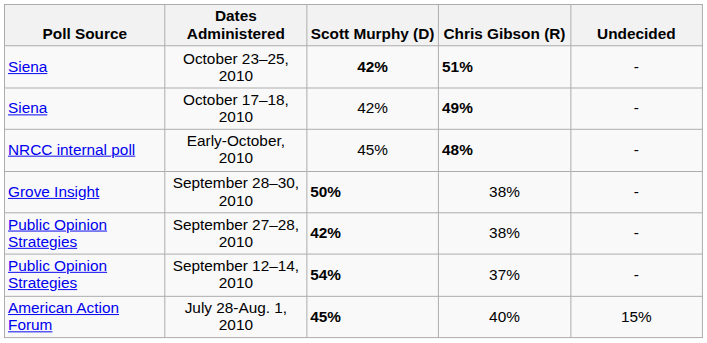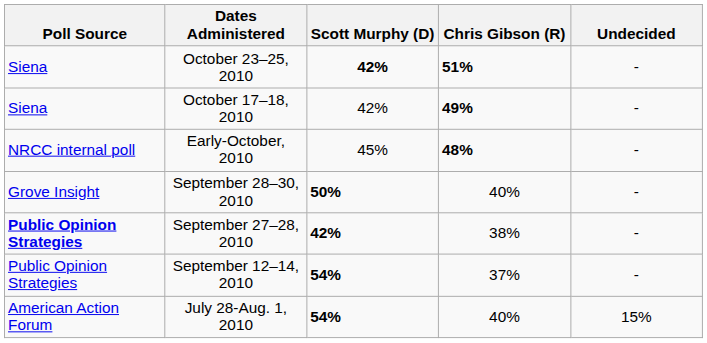(504, 191) 38% -> (504, 191) 40%
(58, 233) normal -> (62, 233) bold
(326, 316) 45% -> (326, 316) 54%
